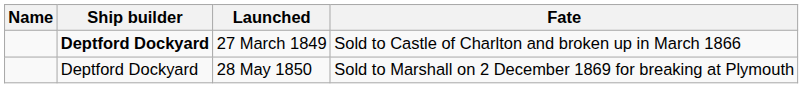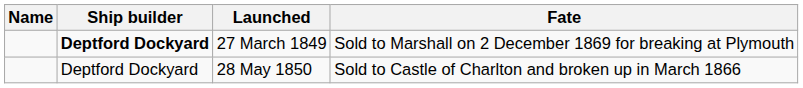(538, 43) Sold to Castle of Charlton and broken up in March 1866 -> (564, 43) Sold to Marshall on 2 December 1869 for breaking at Plymouth
(564, 69) Sold to Marshall on 2 December 1869 for breaking at Plymouth -> (538, 69) Sold to Castle of Charlton and broken up in March 1866
